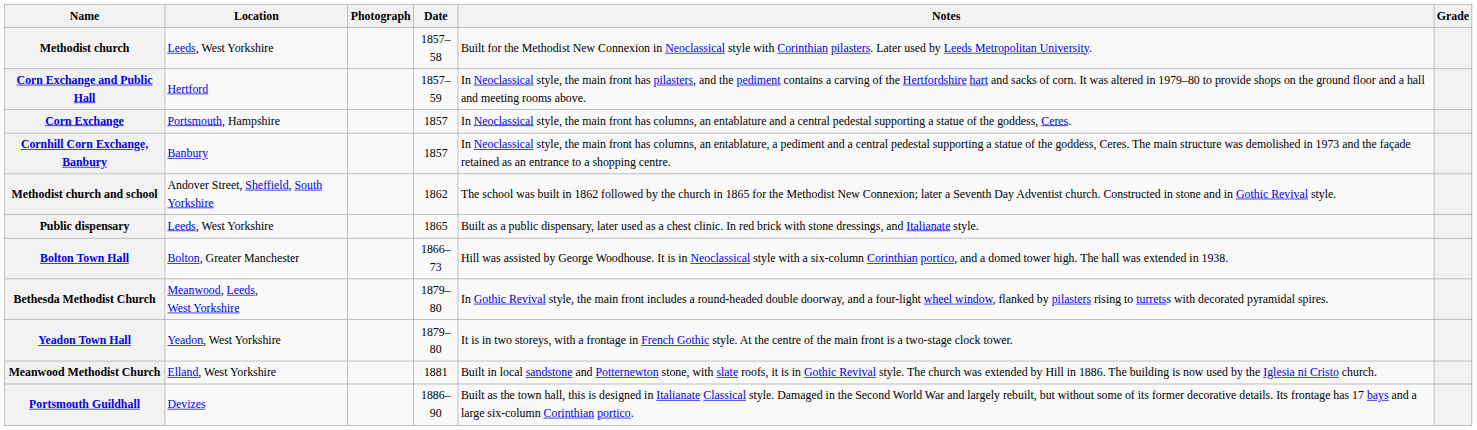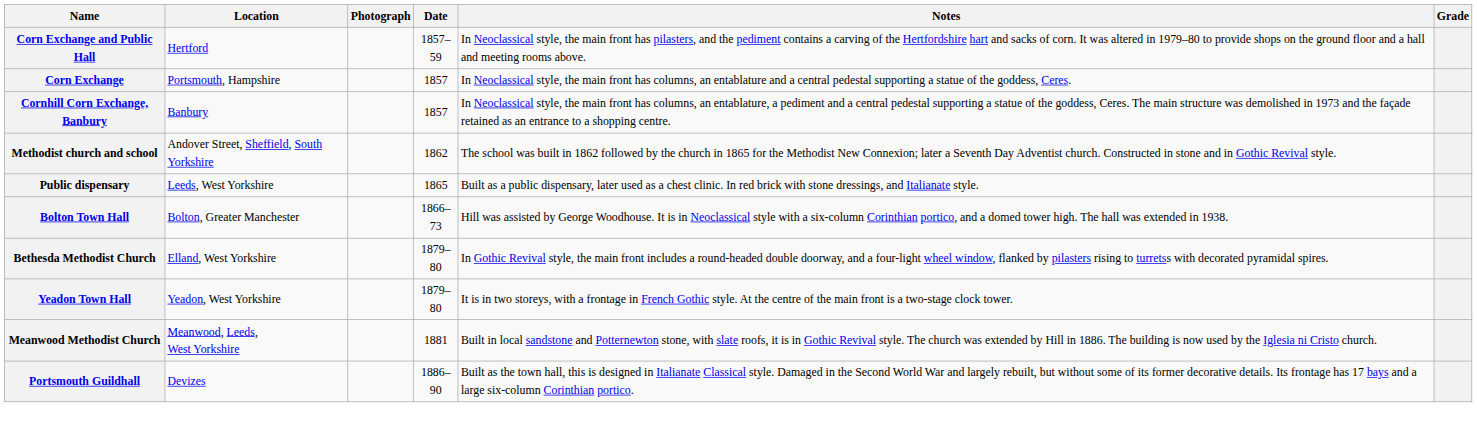- row: (85, 48)
(213, 299) Meanwood, Leeds, West Yorkshire -> (222, 258) Elland, West Yorkshire
(222, 372) Elland, West Yorkshire -> (213, 340) Meanwood, Leeds, West Yorkshire
